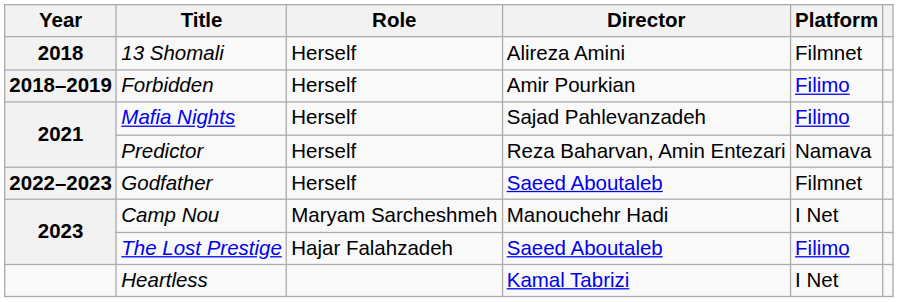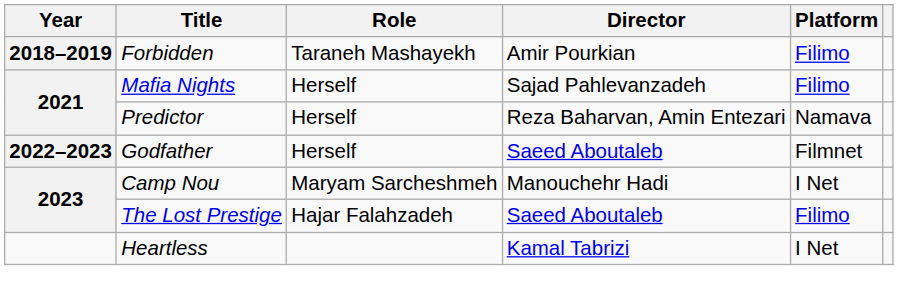- row: (173, 53)
(324, 85) Herself -> (384, 53) Taraneh Mashayekh
